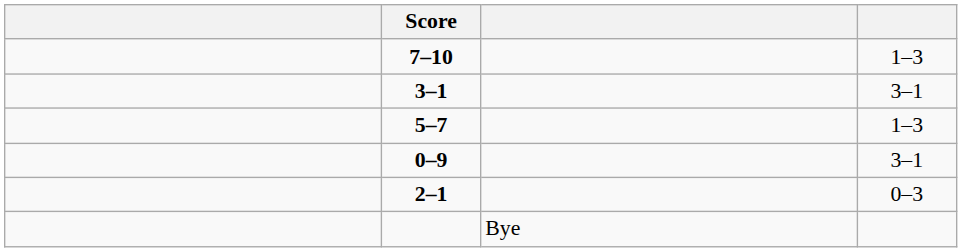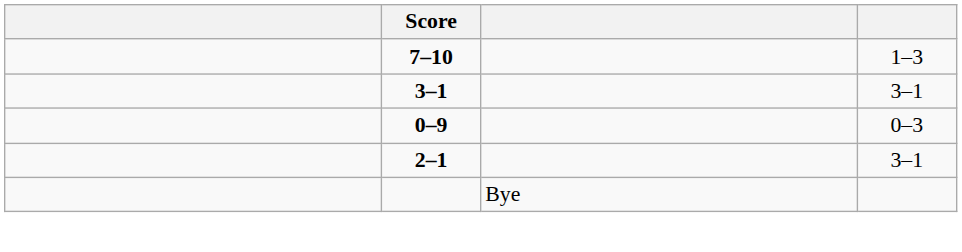- row: (431, 125)
(907, 159) 3–1 -> (907, 125) 0–3
(907, 194) 0–3 -> (907, 159) 3–1
